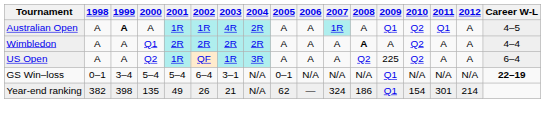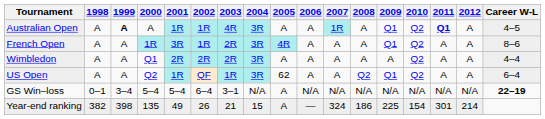(257, 28) 2R -> (257, 28) 3R
(443, 28) normal -> (443, 28) bold
+ row: (36, 43)
(257, 43) 2R -> (257, 59) 3R
(364, 43) bold -> (364, 59) normal
(284, 59) A -> (284, 75) 62
(390, 59) 225 -> (390, 75) Q1
(284, 75) 0–1 -> (284, 91) A
(390, 75) Q1 -> (390, 91) N/A
(257, 91) N/A -> (257, 106) 15
(284, 91) 62 -> (284, 106) A
(390, 91) Q1 -> (390, 106) 225
